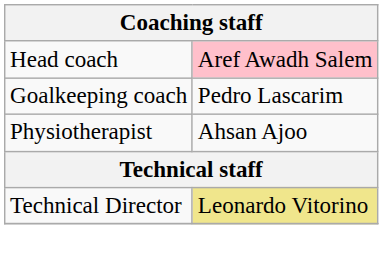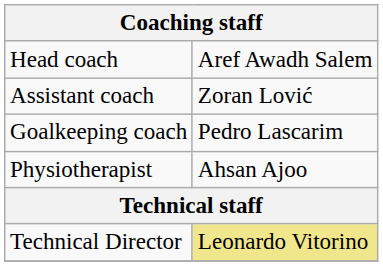(285, 59) pink background -> (285, 59) no background
+ row: (82, 95)
